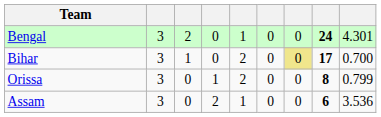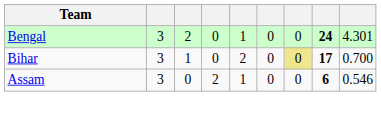- row: (25, 79)
(358, 101) 3.536 -> (358, 79) 0.546
